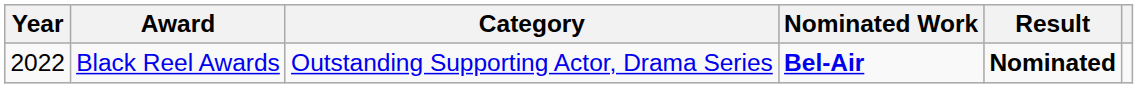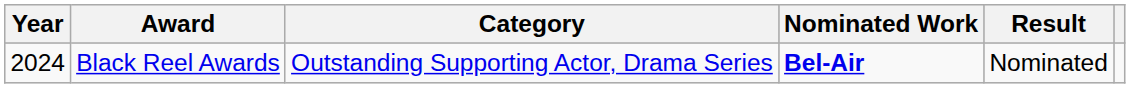(38, 62) 2022 -> (38, 62) 2024
(1053, 62) bold -> (1049, 62) normal
